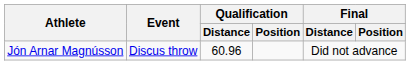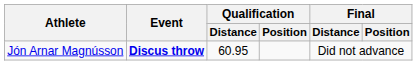(163, 51) normal -> (167, 51) bold
(226, 51) 60.96 -> (233, 51) 60.95
